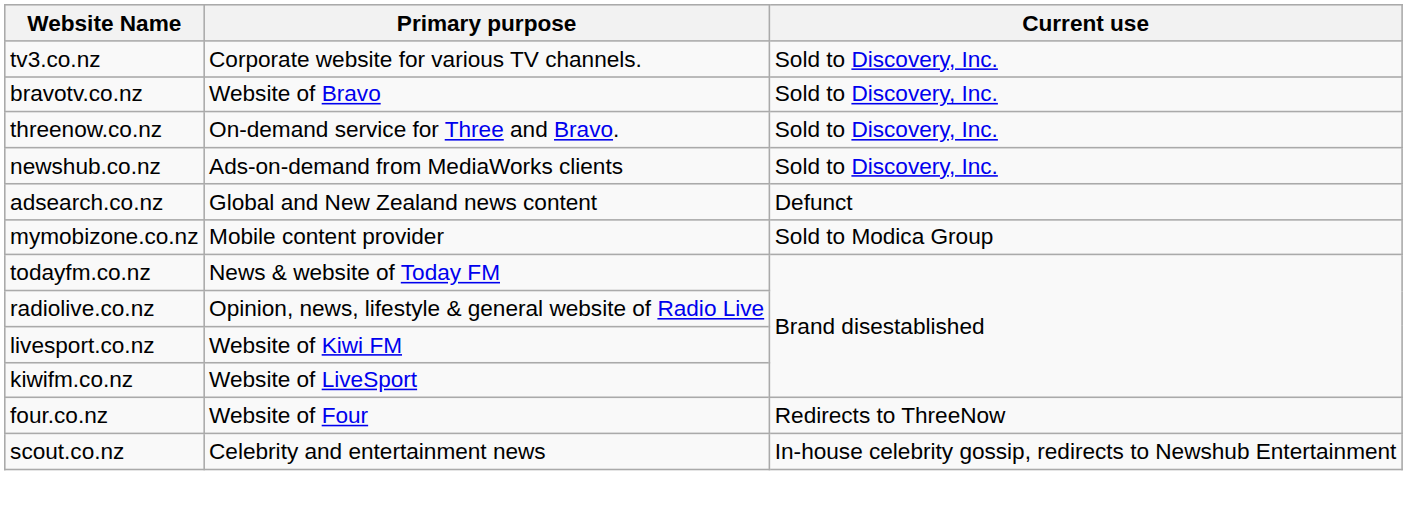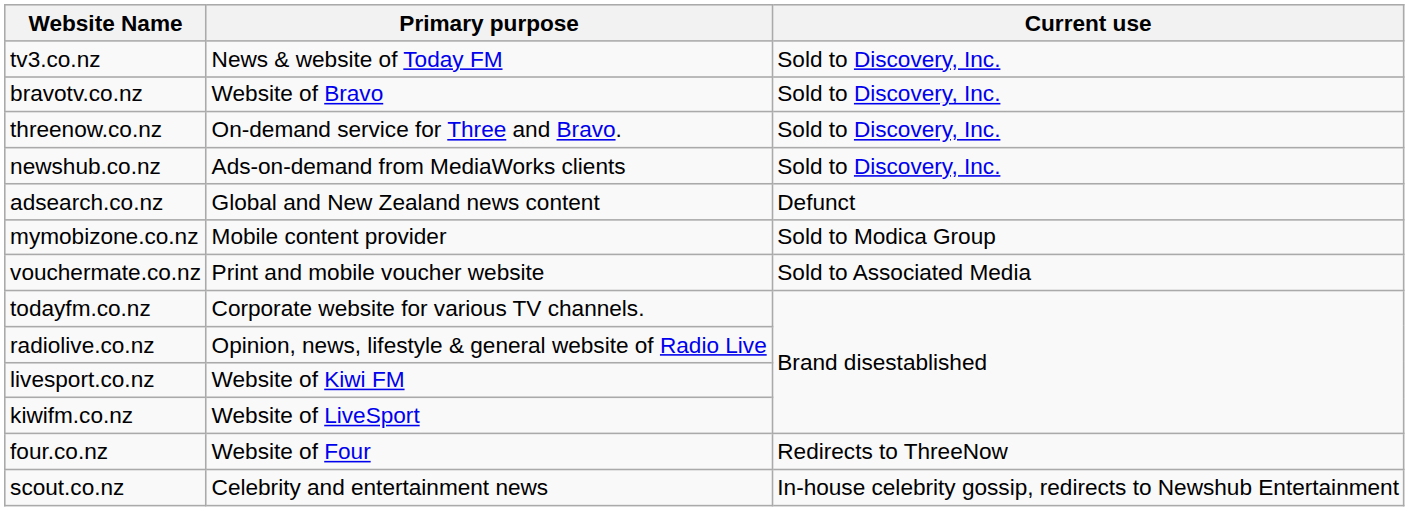(425, 59) Corporate website for various TV channels. -> (357, 59) News & website of Today FM
+ row: (106, 273)
(355, 273) News & website of Today FM -> (428, 309) Corporate website for various TV channels.
